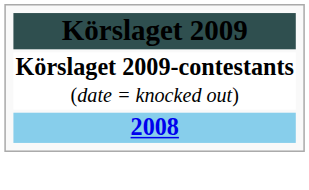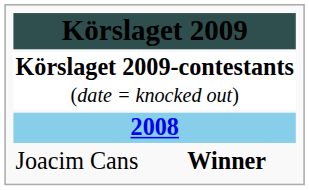+ row: (77, 161)
